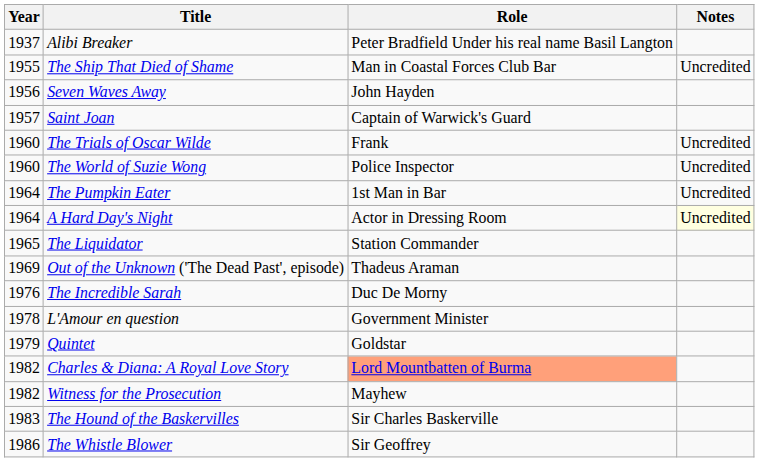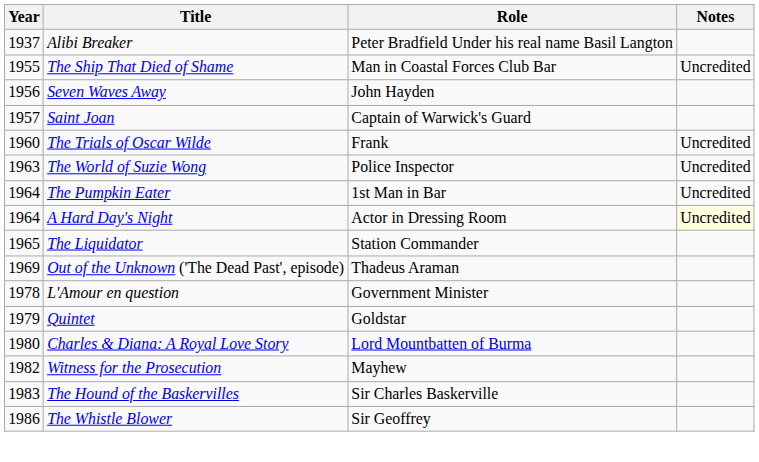(24, 167) 1960 -> (24, 167) 1963
- row: (114, 293)
(24, 368) 1982 -> (24, 343) 1980
(441, 368) lightsalmon background -> (441, 343) no background
